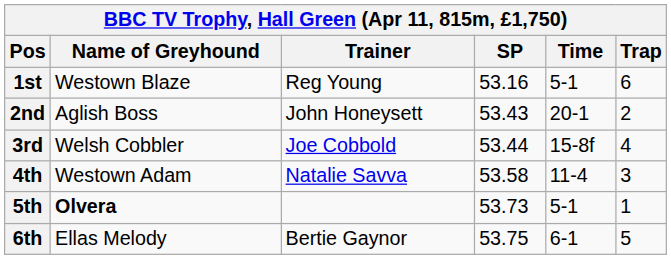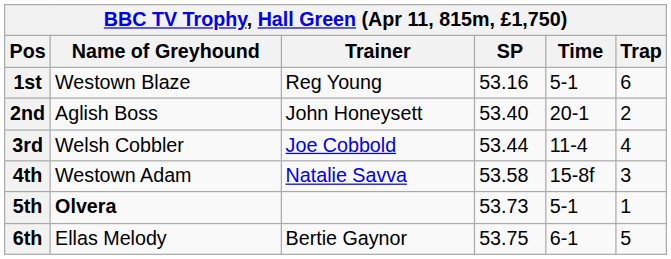(504, 113) 53.43 -> (504, 113) 53.40
(572, 144) 15-8f -> (569, 144) 11-4
(569, 176) 11-4 -> (572, 176) 15-8f
